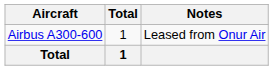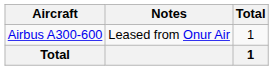columns swapped: (123, 14) <-> (205, 14)
